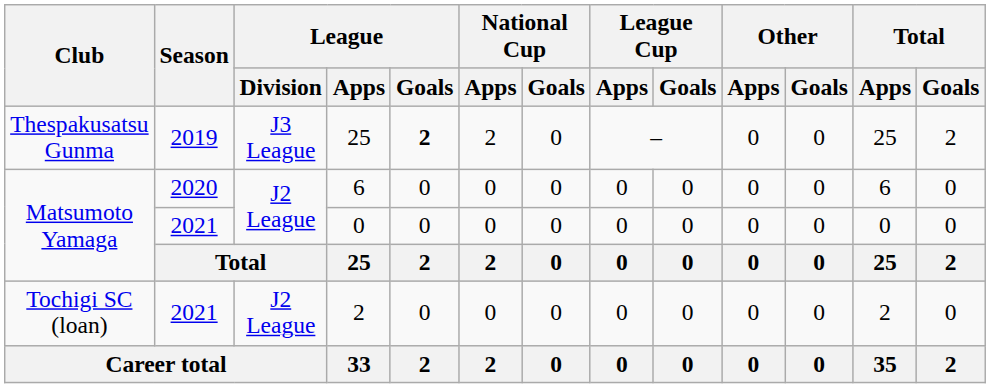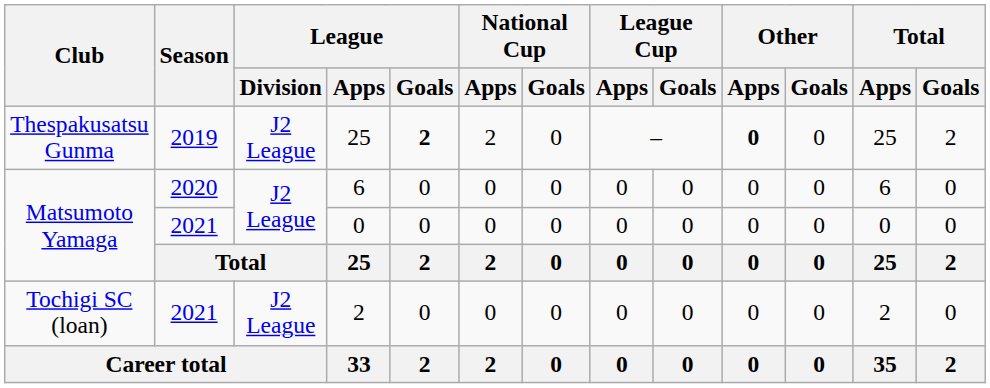(281, 137) J3 League -> (281, 137) J2 League
(753, 137) normal -> (753, 137) bold
